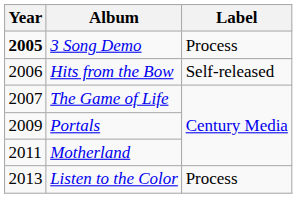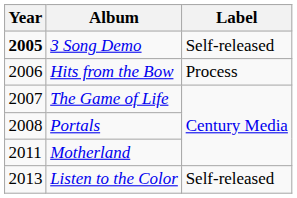(212, 44) Process -> (230, 44) Self-released
(230, 71) Self-released -> (212, 71) Process
(25, 125) 2009 -> (25, 125) 2008
(212, 179) Process -> (230, 179) Self-released
